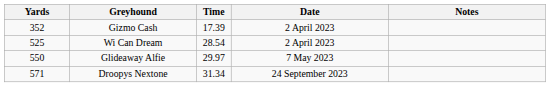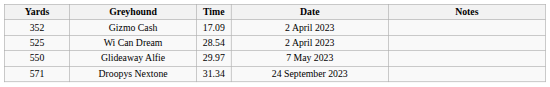(214, 27) 17.39 -> (214, 27) 17.09
